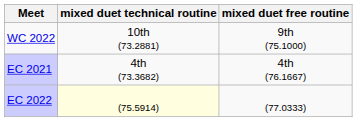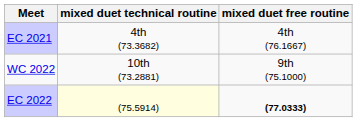rows swapped: (29, 69) <-> (31, 38)
(286, 108) normal -> (286, 107) bold
